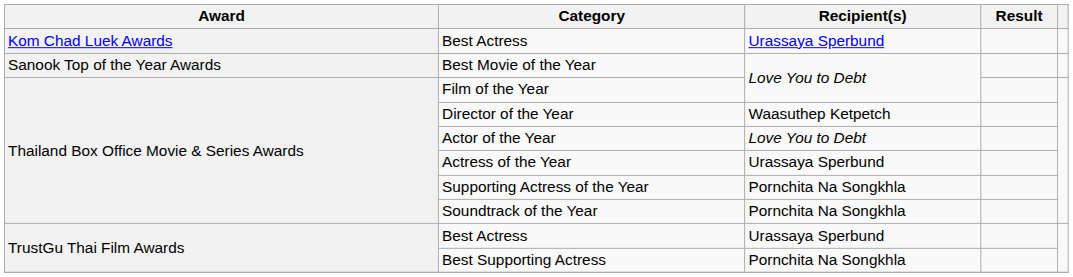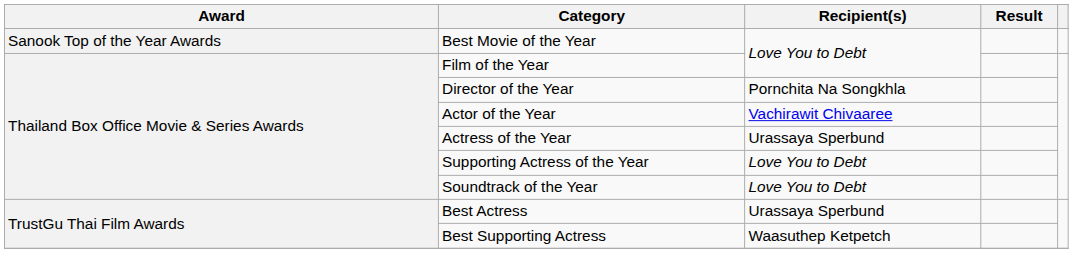- row: (90, 41)
(820, 114) Waasuthep Ketpetch -> (827, 89) Pornchita Na Songkhla
(807, 138) Love You to Debt -> (820, 114) Vachirawit Chivaaree
(827, 187) Pornchita Na Songkhla -> (807, 162) Love You to Debt
(827, 211) Pornchita Na Songkhla -> (807, 187) Love You to Debt
(827, 260) Pornchita Na Songkhla -> (820, 235) Waasuthep Ketpetch
